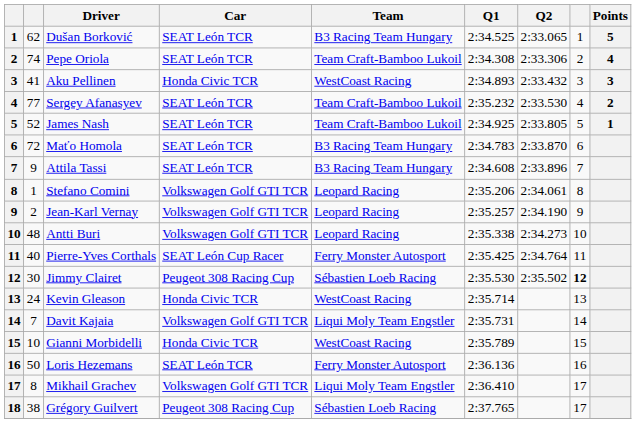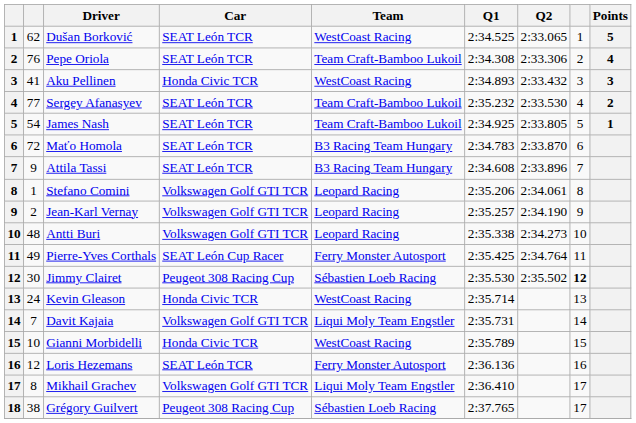(383, 37) B3 Racing Team Hungary -> (363, 37) WestCoast Racing
(33, 59) 74 -> (33, 59) 76
(33, 124) 52 -> (33, 124) 54
(33, 255) 40 -> (33, 255) 49
(33, 364) 50 -> (33, 364) 12
